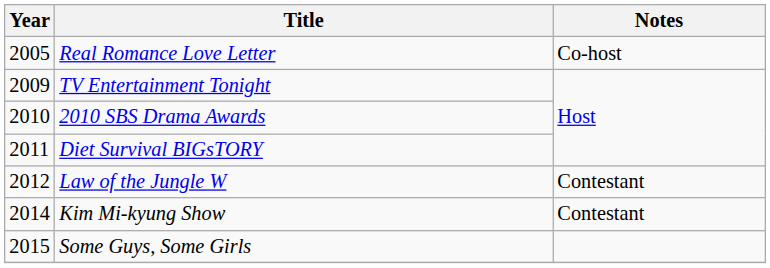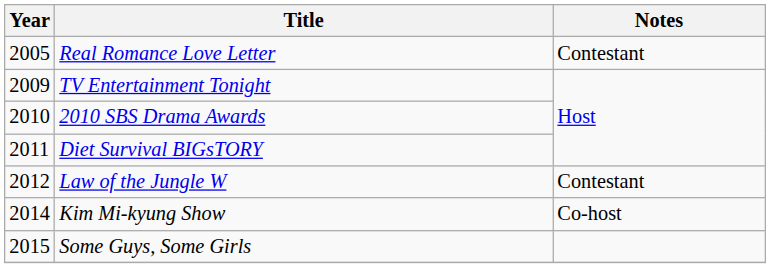(590, 52) Co-host -> (601, 52) Contestant
(601, 213) Contestant -> (590, 213) Co-host
